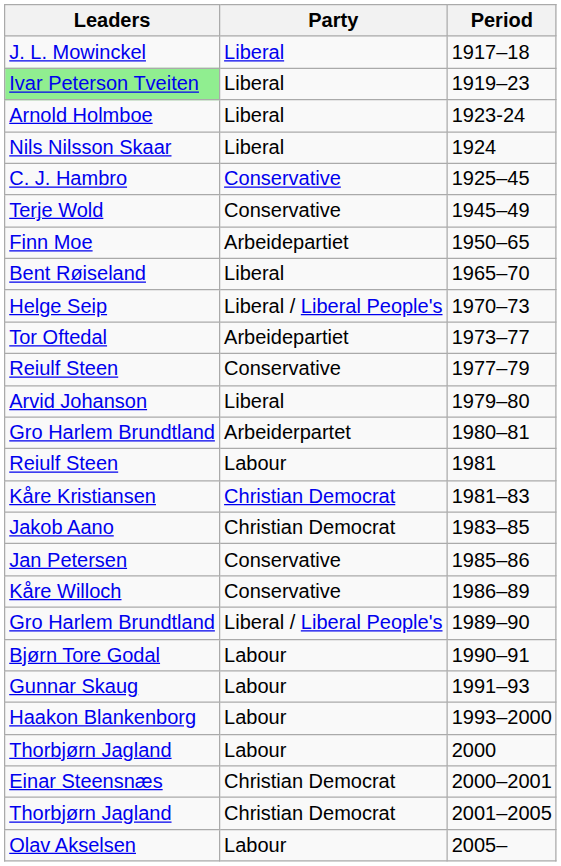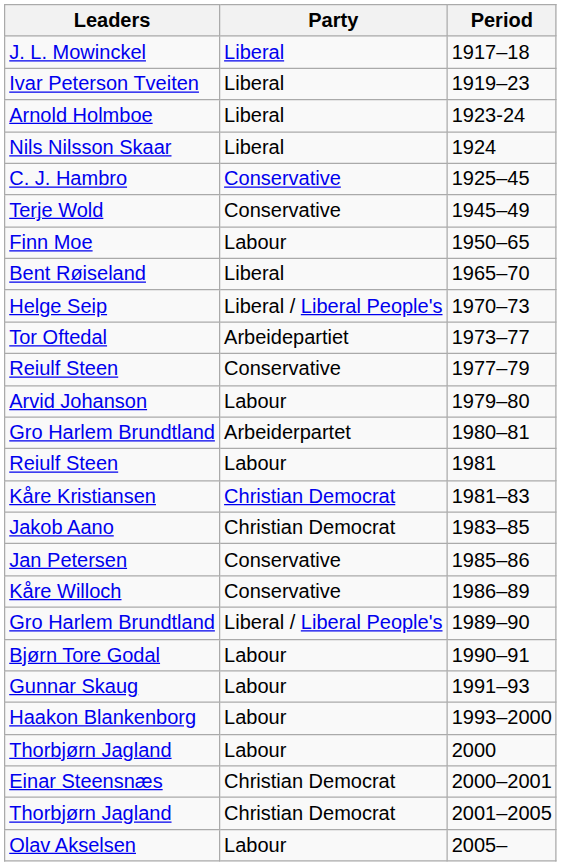(104, 83) lightgreen background -> (104, 83) no background
(286, 242) Arbeidepartiet -> (255, 242) Labour
(254, 400) Liberal -> (255, 400) Labour
